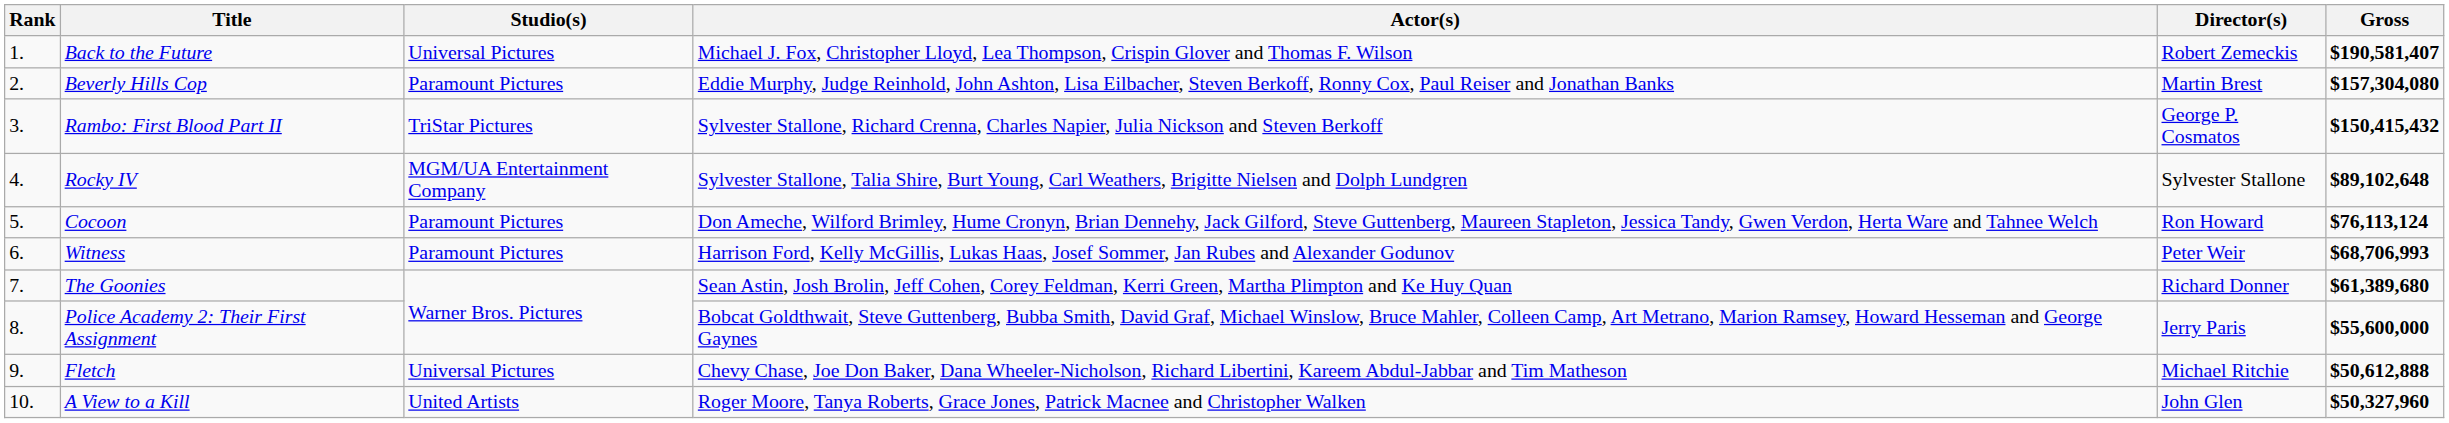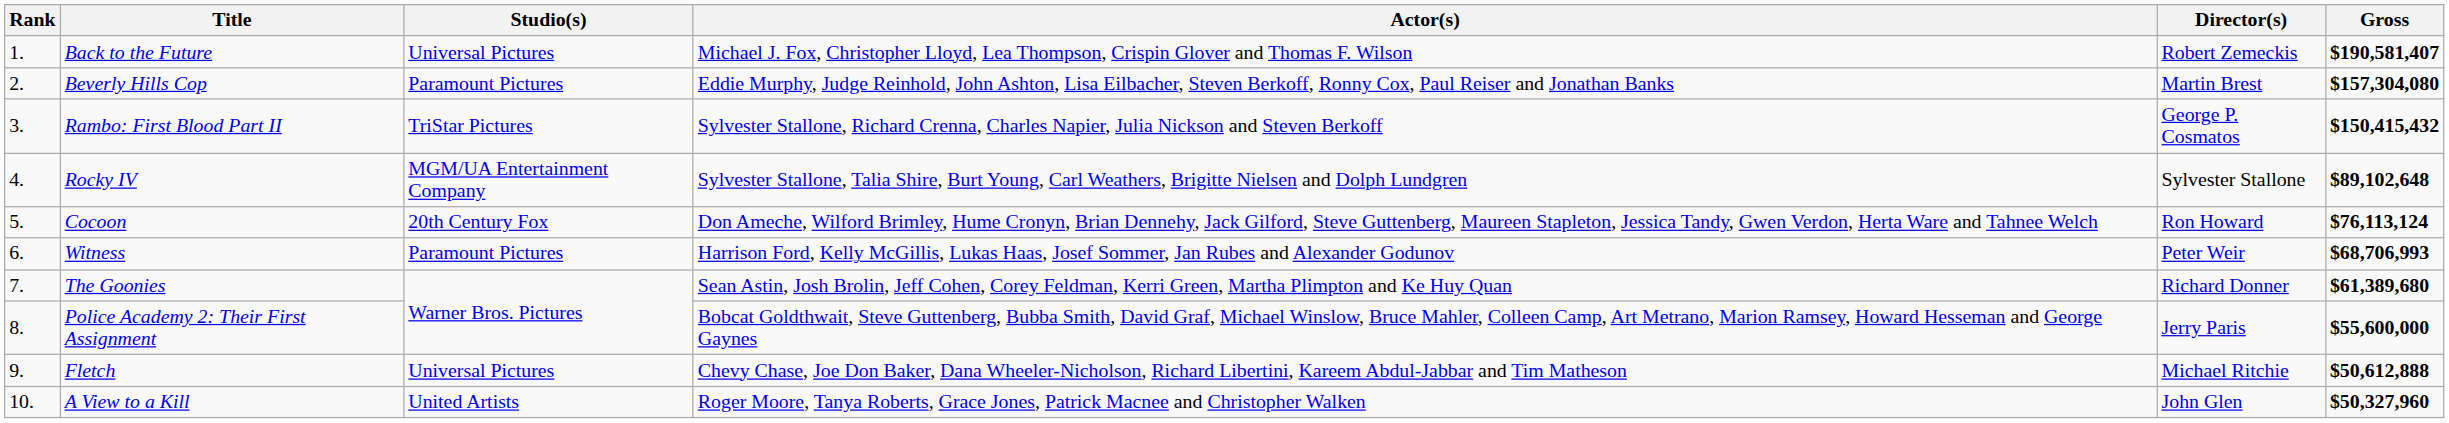(486, 222) Paramount Pictures -> (478, 222) 20th Century Fox
